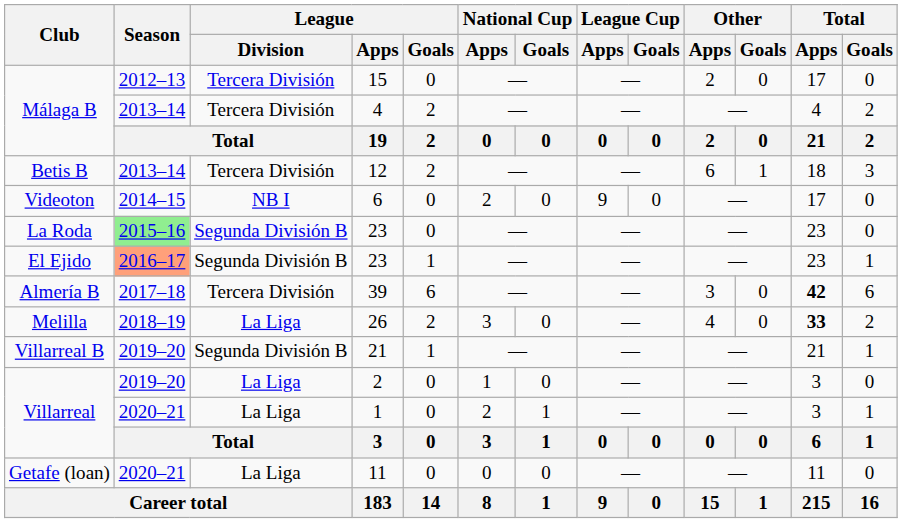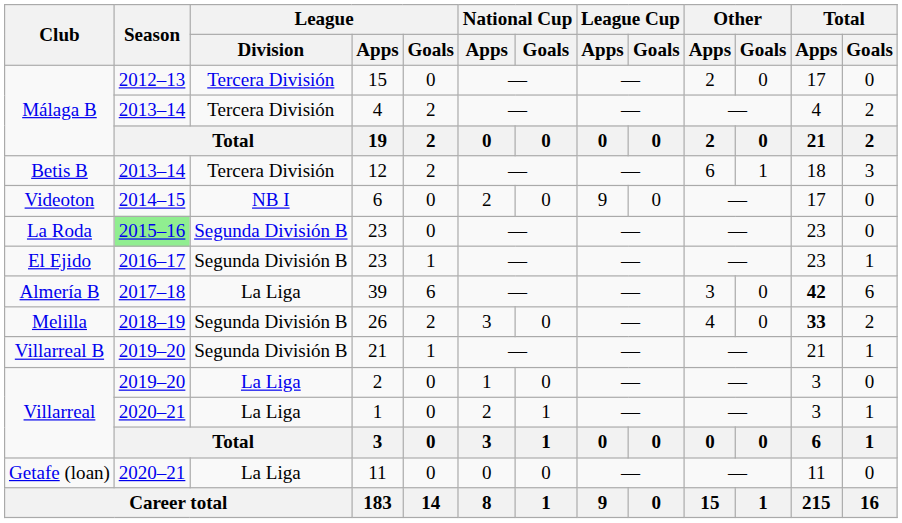(152, 261) lightsalmon background -> (152, 261) no background
(271, 291) Tercera División -> (271, 291) La Liga
(271, 321) La Liga -> (271, 321) Segunda División B
